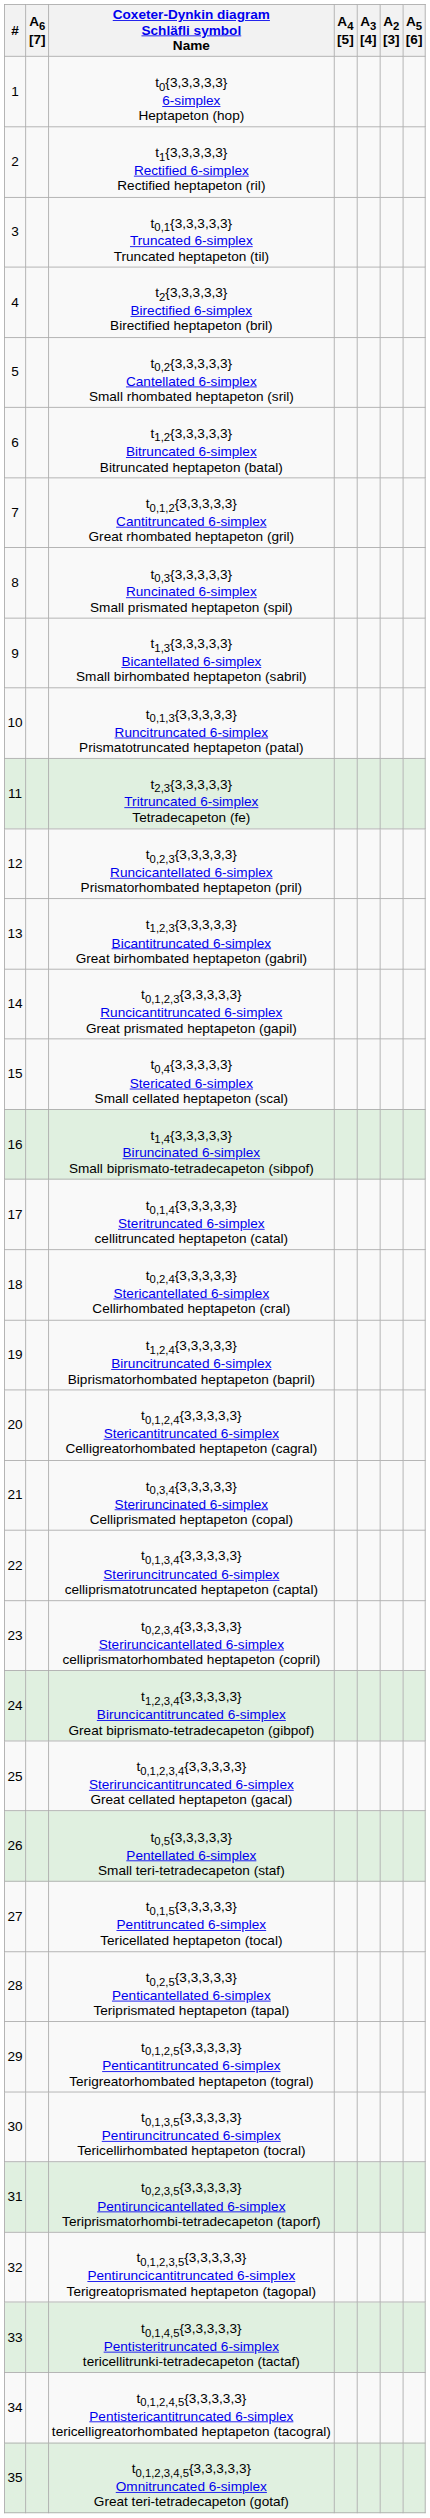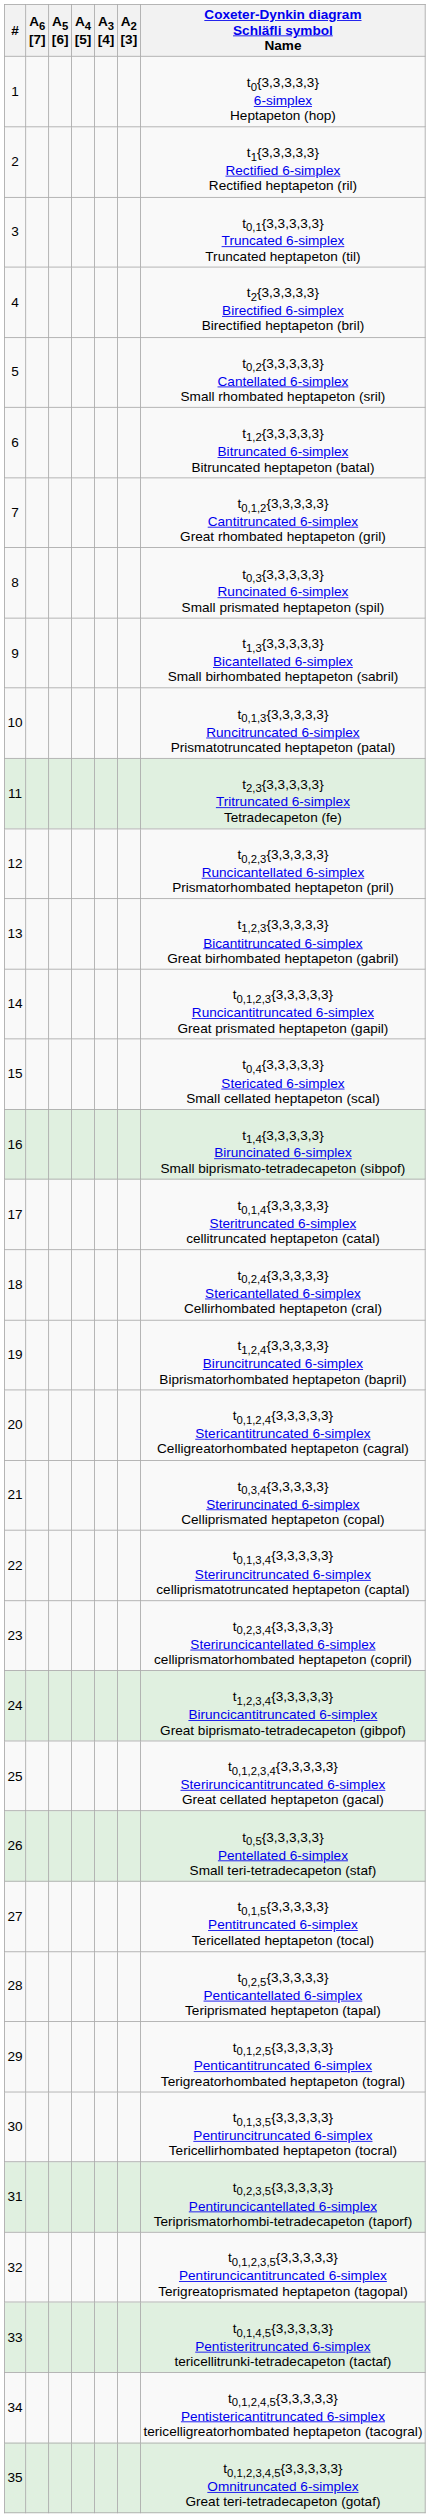columns swapped: (414, 30) <-> (191, 30)
